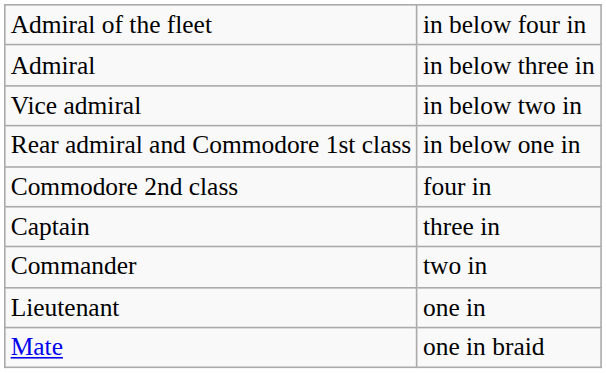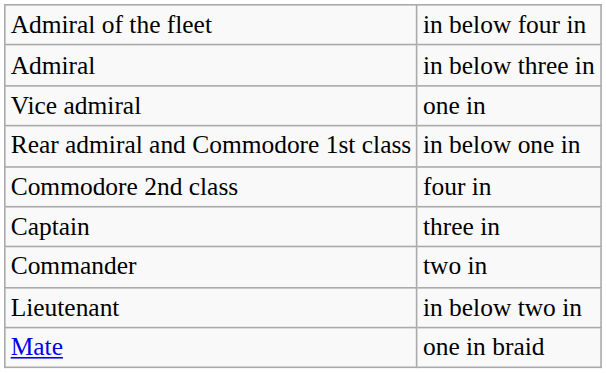(502, 105) in below two in -> (454, 105) one in
(454, 307) one in -> (502, 307) in below two in
